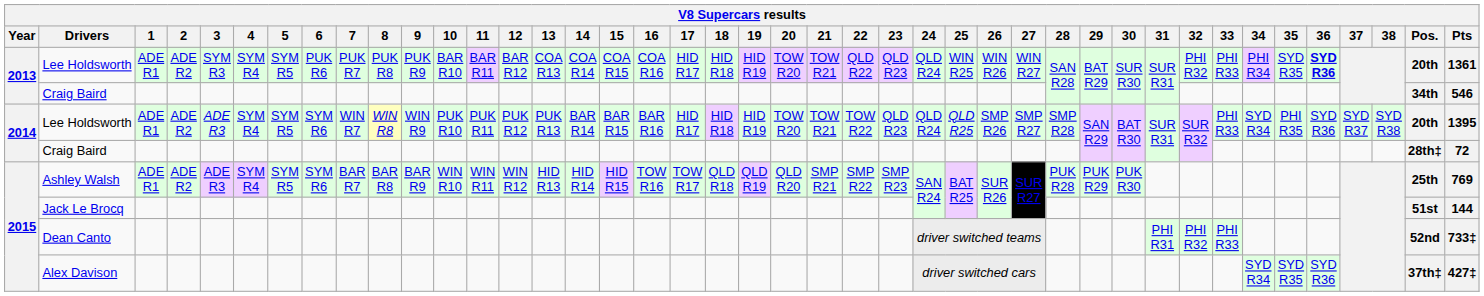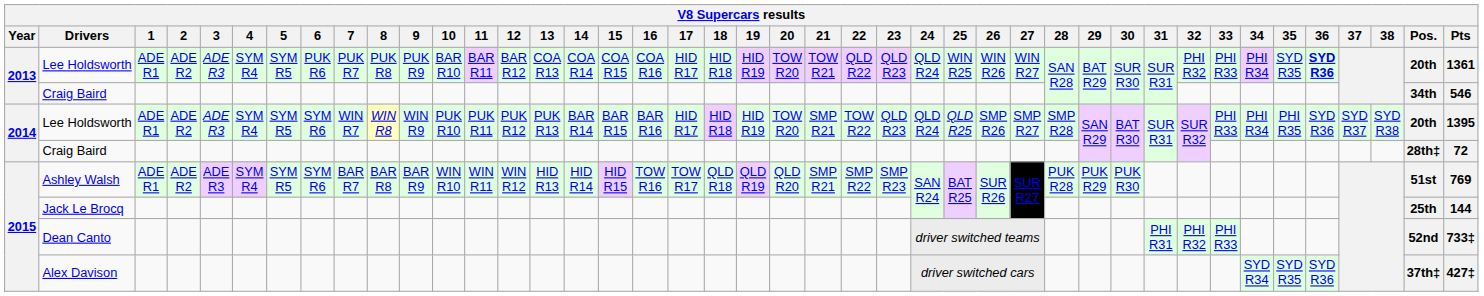(217, 65) SYM R3 -> (216, 65) ADE R3
(825, 122) TOW R21 -> (823, 122) SMP R21
(1258, 122) SYD R34 -> (1257, 122) PHI R34
(1425, 180) 25th -> (1423, 180) 51st
(1425, 208) 51st -> (1423, 208) 25th
